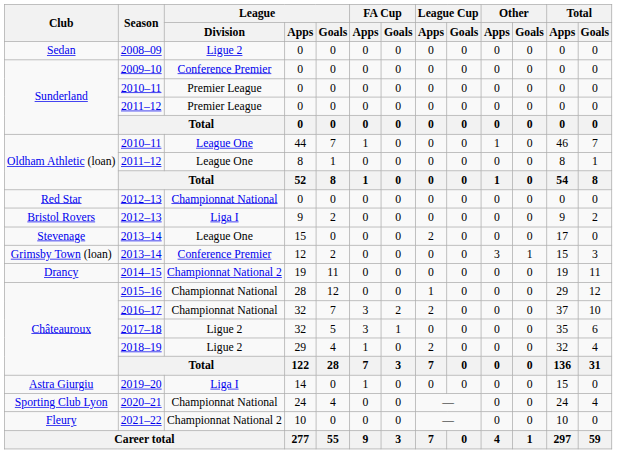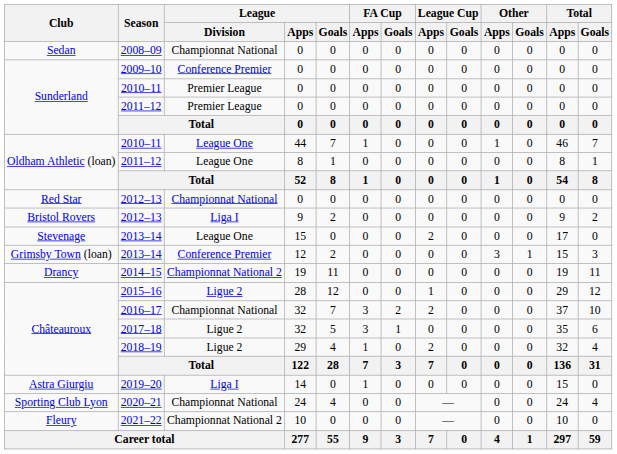(224, 50) Ligue 2 -> (224, 50) Championnat National
(224, 291) Championnat National -> (224, 291) Ligue 2
